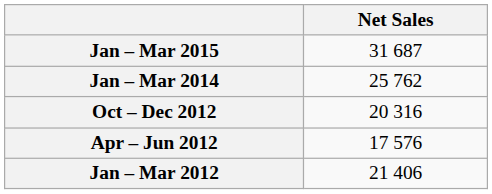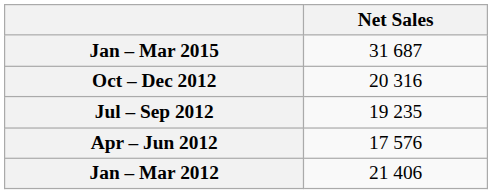- row: (154, 81)
+ row: (154, 111)
